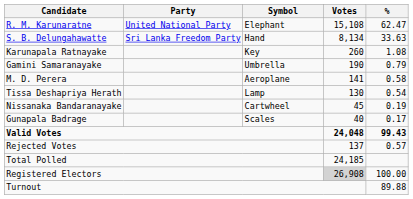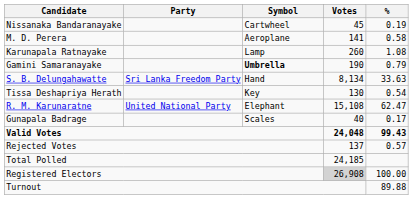rows swapped: (49, 25) <-> (64, 106)
rows swapped: (56, 38) <-> (36, 79)
(252, 52) Key -> (255, 52) Lamp
(265, 65) normal -> (265, 65) bold
(255, 92) Lamp -> (252, 92) Key
